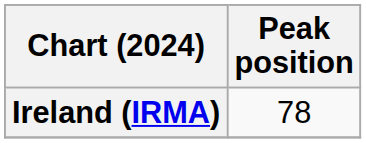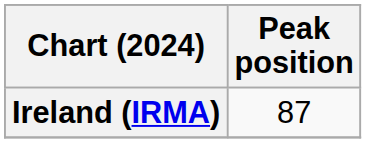(294, 112) 78 -> (294, 112) 87
